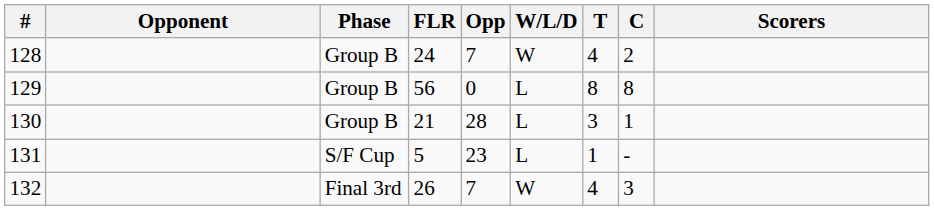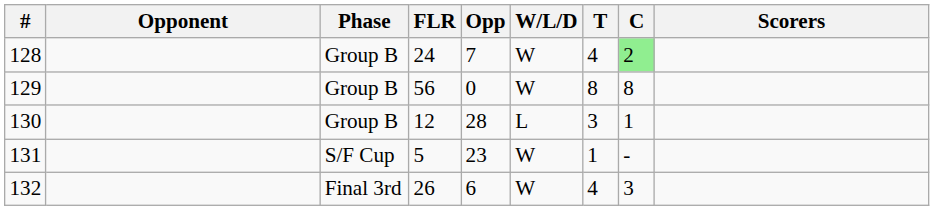(629, 54) no background -> (629, 54) lightgreen background
(522, 88) L -> (525, 88) W
(424, 121) 21 -> (424, 121) 12
(522, 155) L -> (525, 155) W
(471, 188) 7 -> (471, 188) 6
